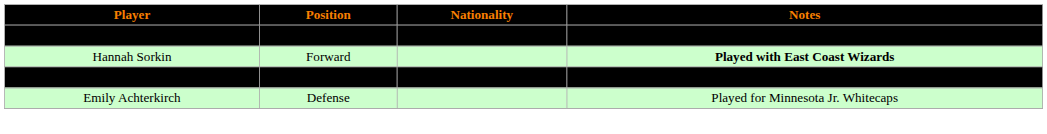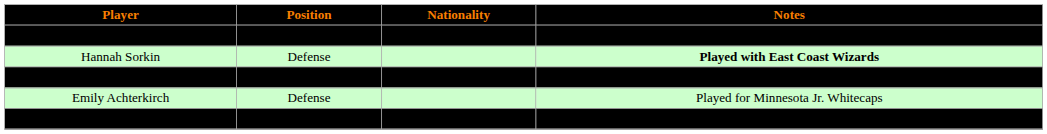(328, 56) Forward -> (309, 56) Defense
(328, 77) bold -> (309, 77) normal
+ row: (121, 118)
